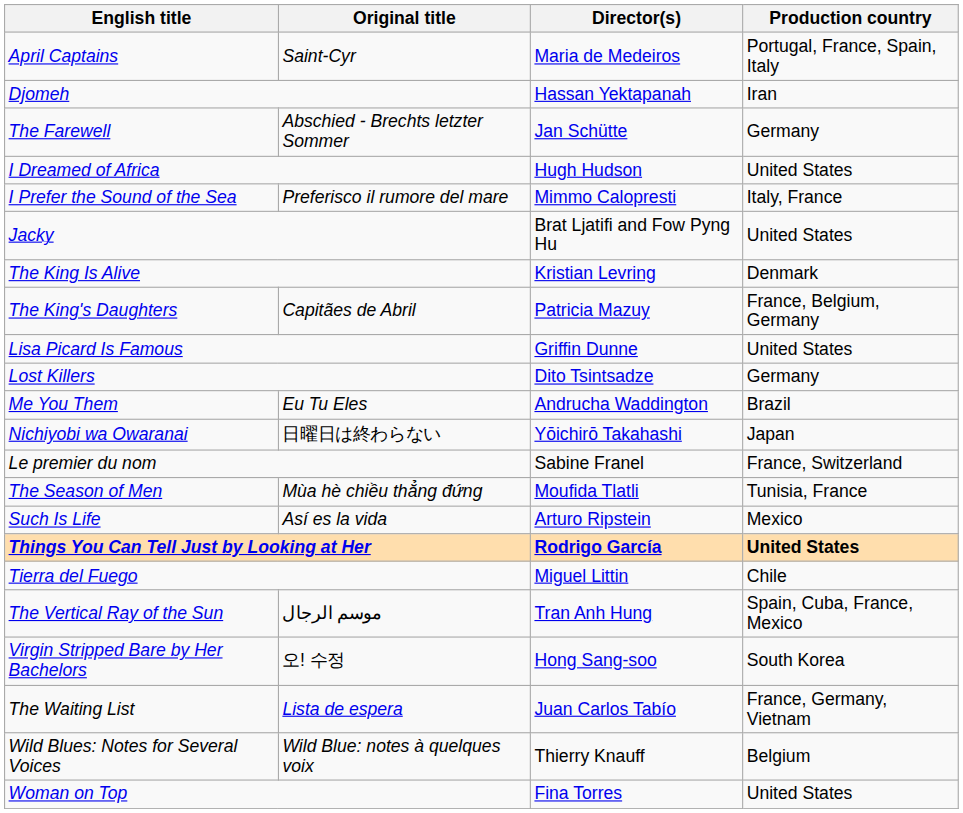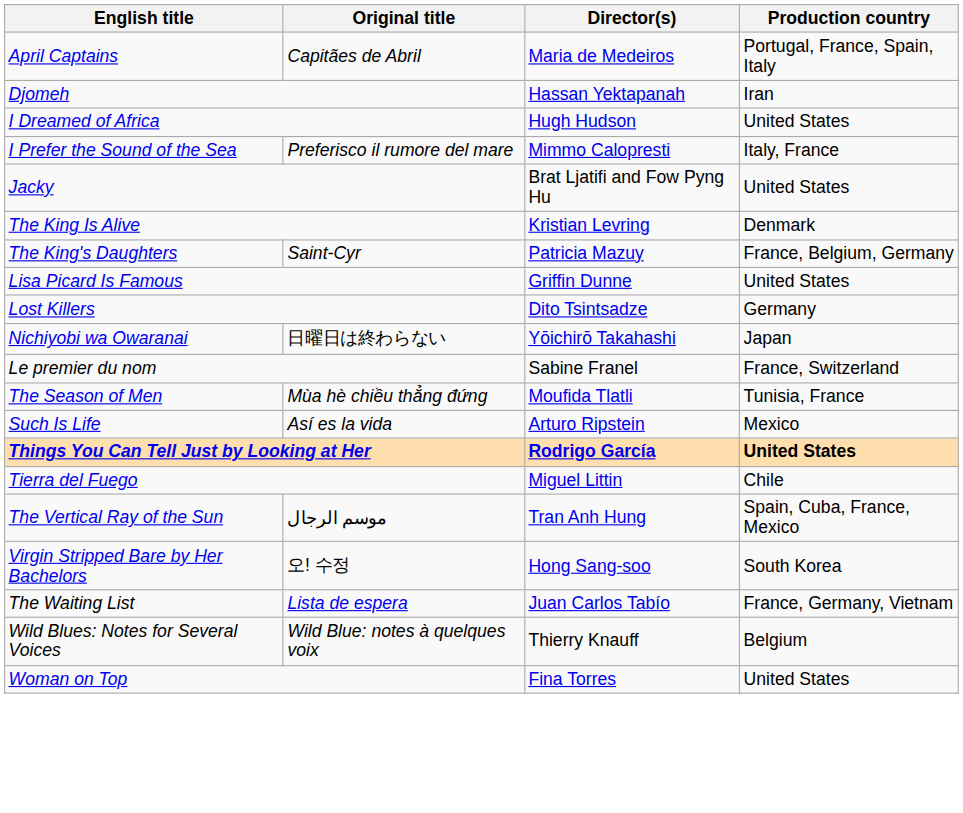(319, 56) Saint-Cyr -> (354, 56) Capitães de Abril
- row: (59, 131)
(349, 311) Capitães de Abril -> (324, 253) Saint-Cyr
- row: (63, 404)
